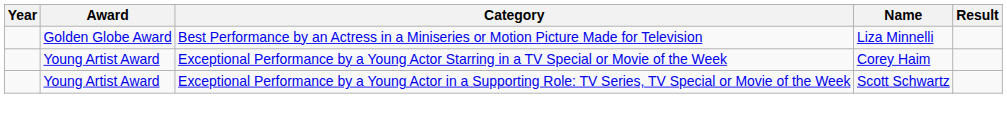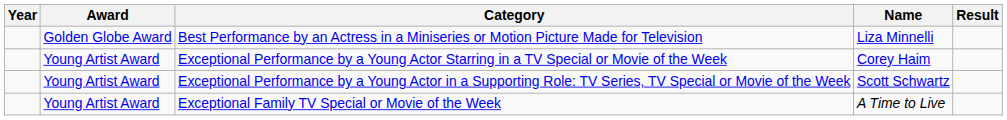+ row: (340, 103)
